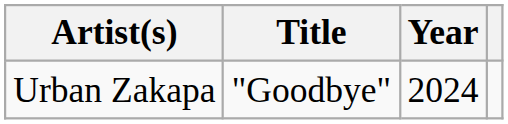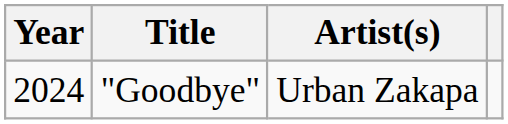columns swapped: (443, 32) <-> (114, 32)
